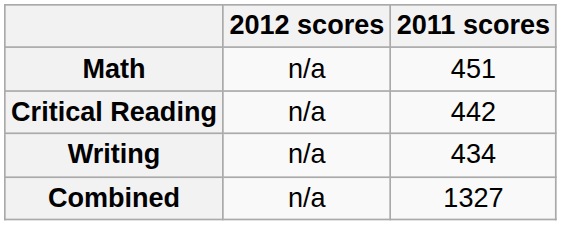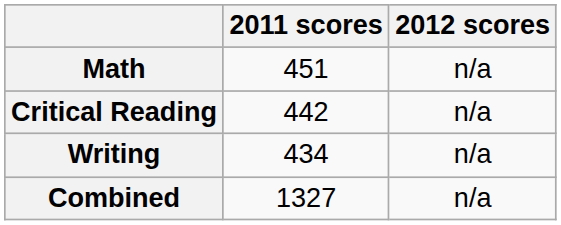columns swapped: (307, 25) <-> (473, 25)
